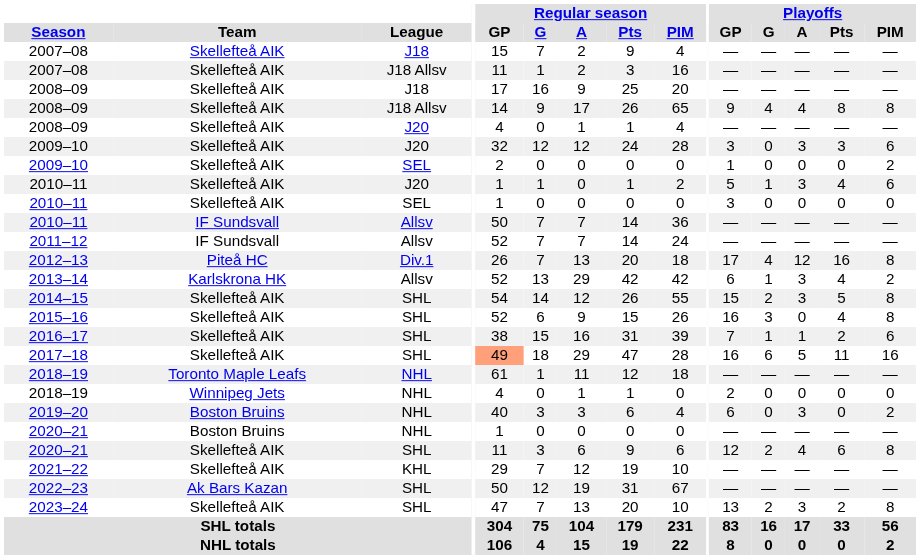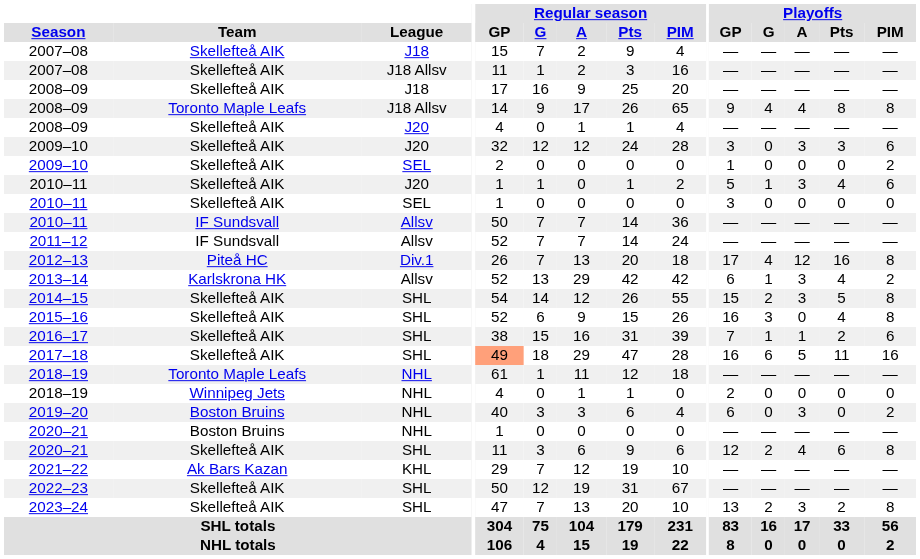(237, 108) Skellefteå AIK -> (237, 108) Toronto Maple Leafs
(237, 469) Skellefteå AIK -> (237, 469) Ak Bars Kazan
(237, 488) Ak Bars Kazan -> (237, 488) Skellefteå AIK
